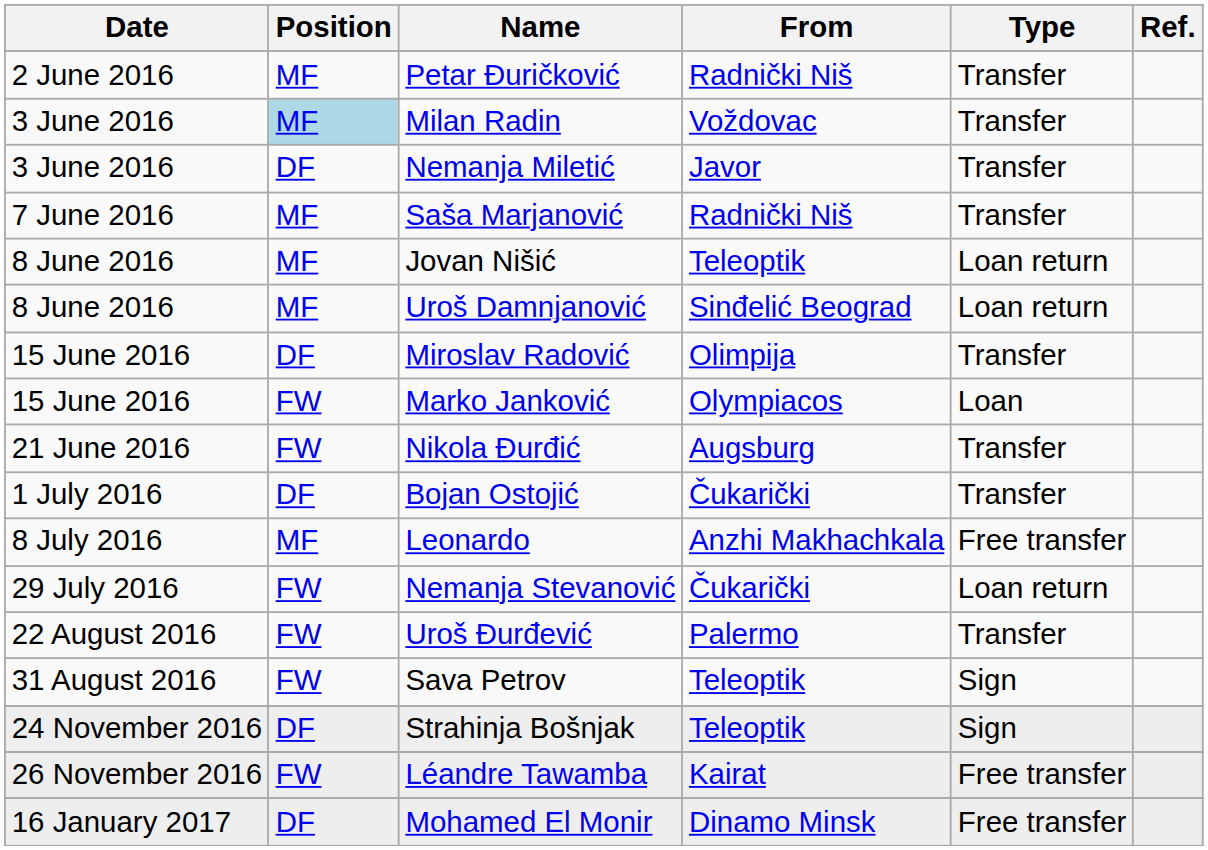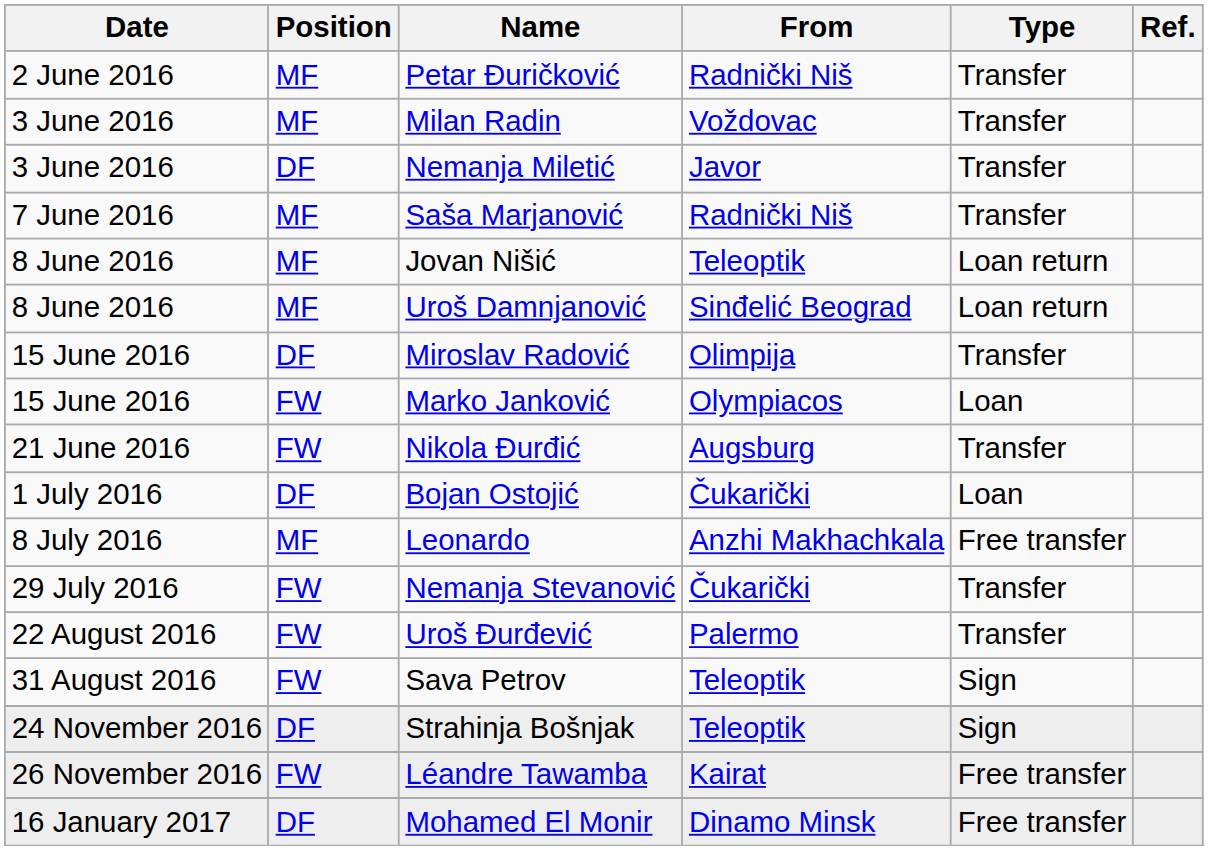(297, 121) lightblue background -> (297, 121) no background
(1012, 494) Transfer -> (991, 494) Loan
(1033, 588) Loan return -> (1012, 588) Transfer
